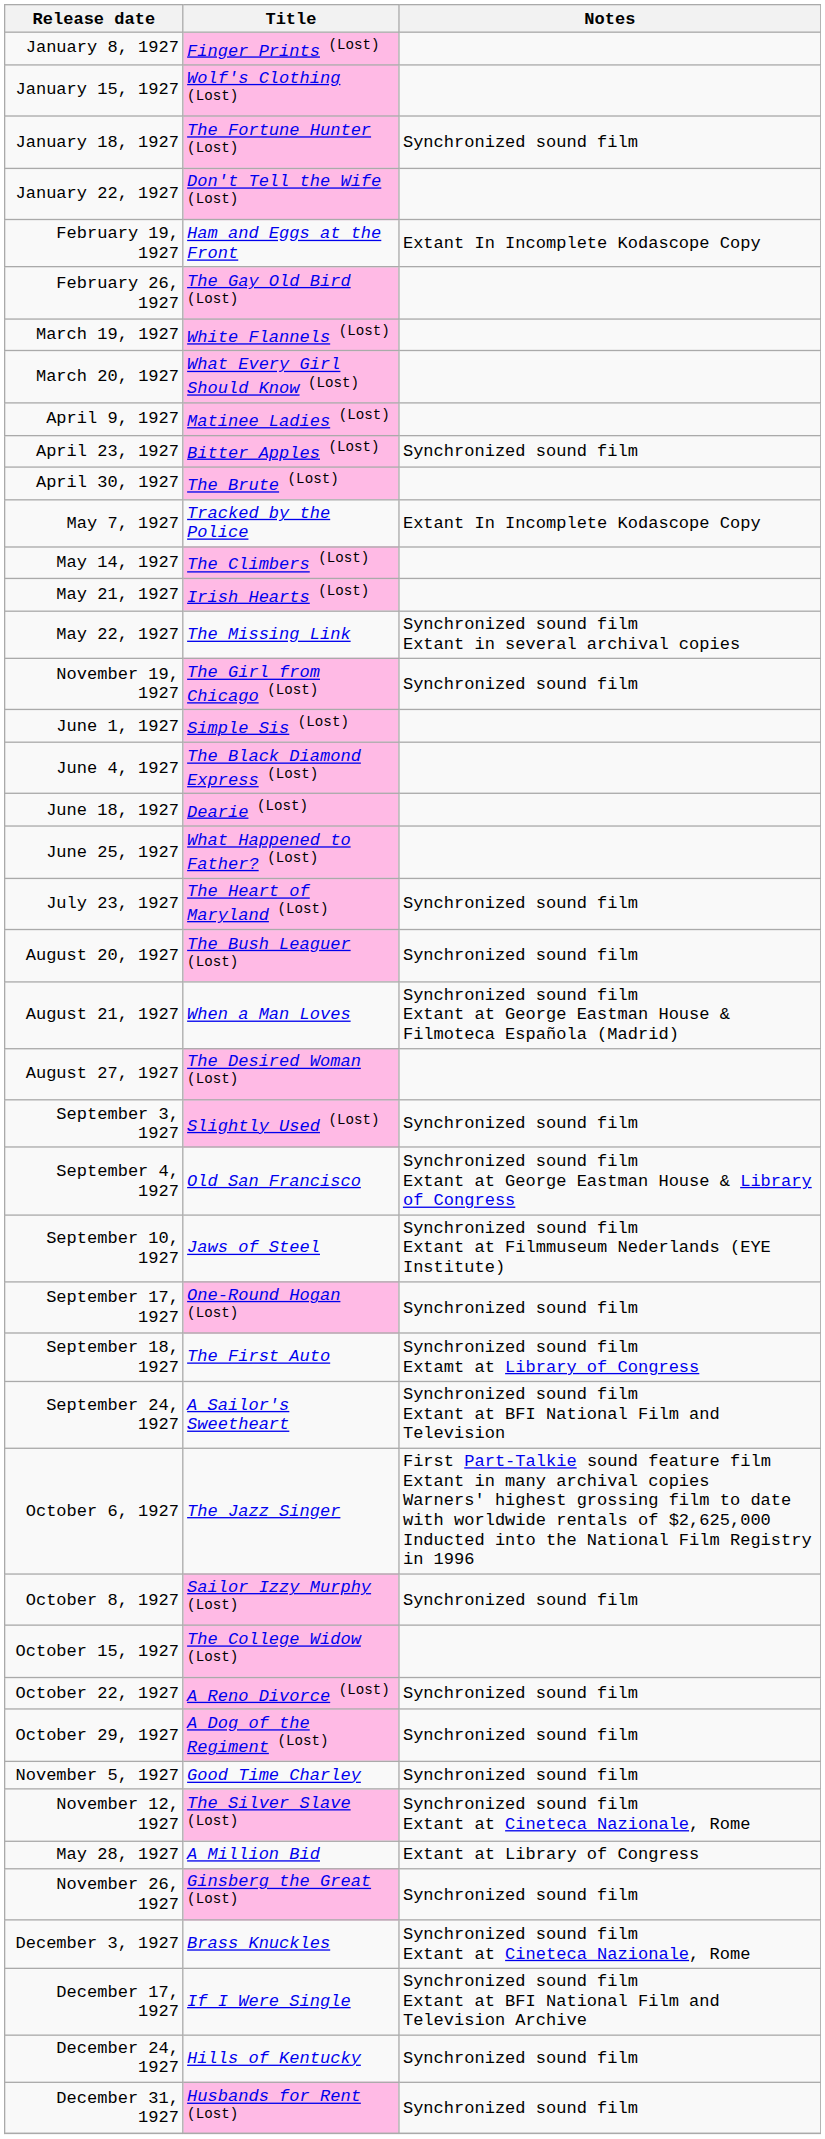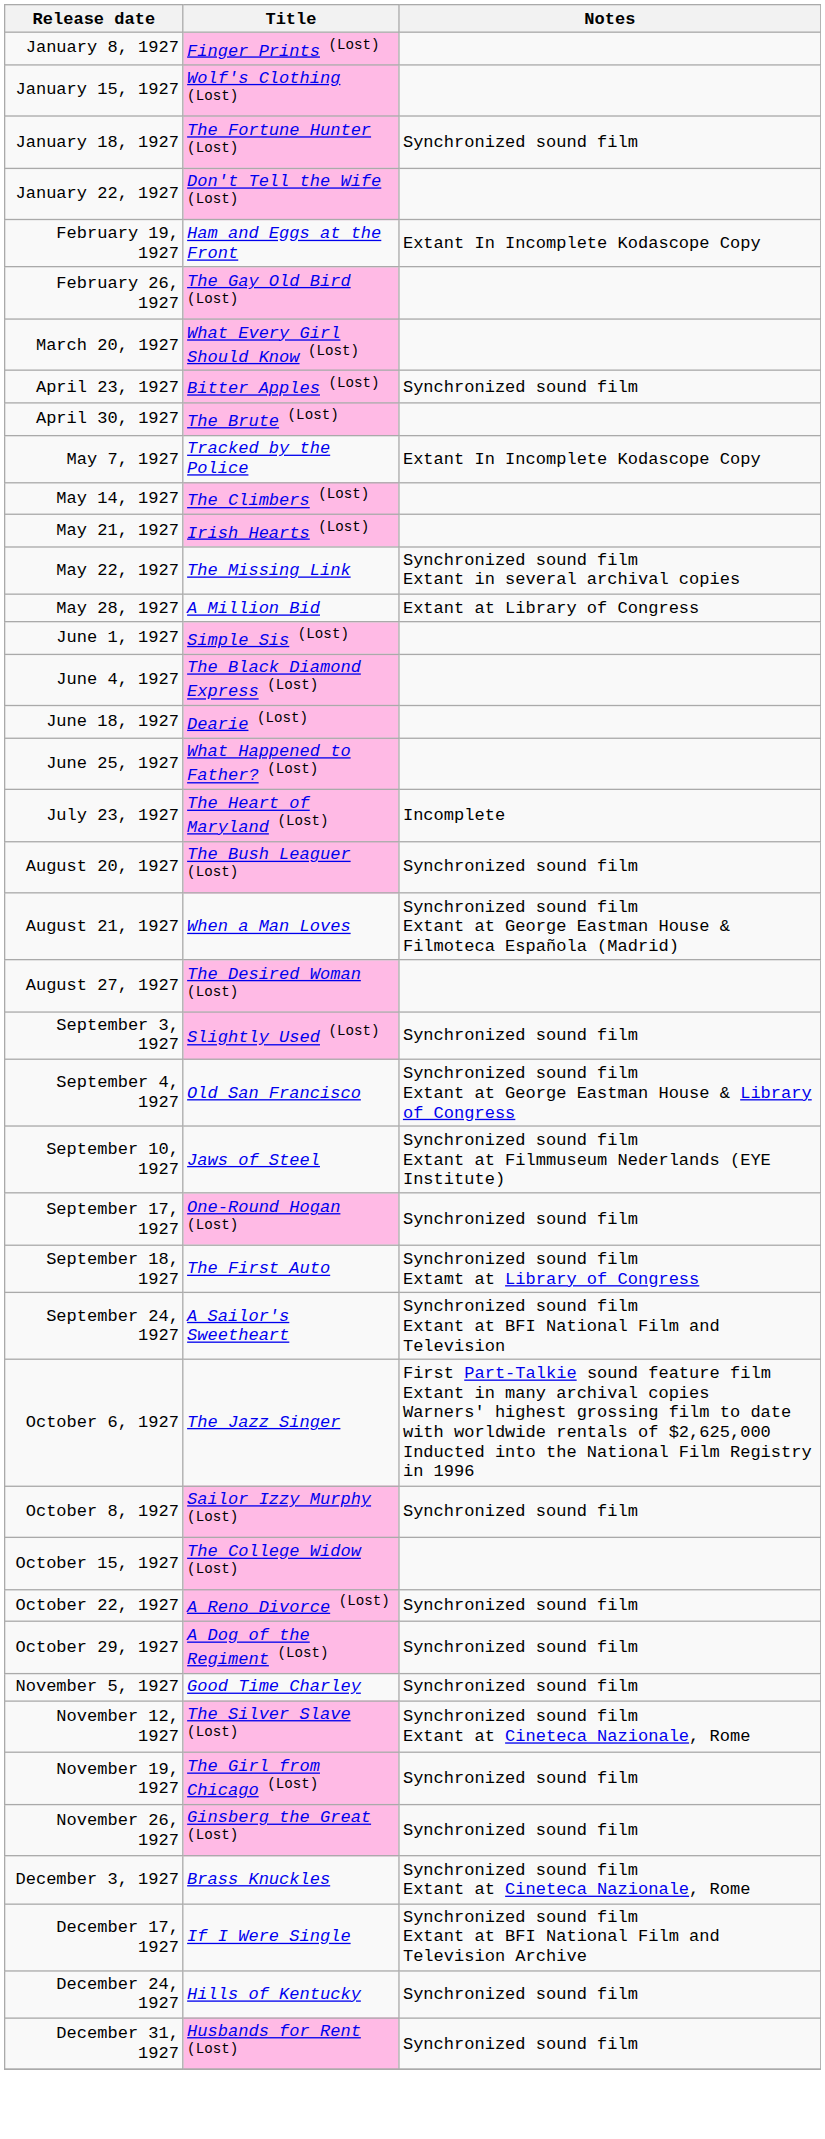- row: (107, 335)
- row: (113, 419)
rows swapped: (118, 1855) <-> (118, 684)
(520, 904) Synchronized sound film -> (454, 815) Incomplete
